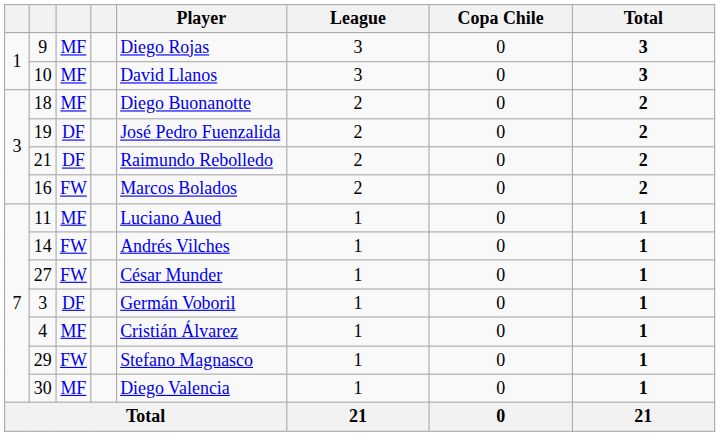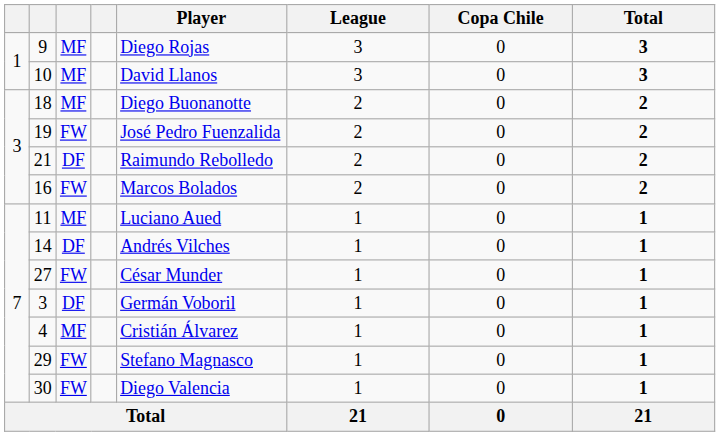(73, 132) DF -> (73, 132) FW
(73, 246) FW -> (73, 246) DF
(73, 388) MF -> (73, 388) FW
